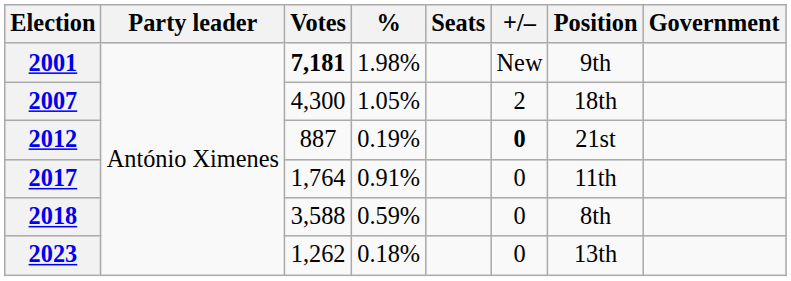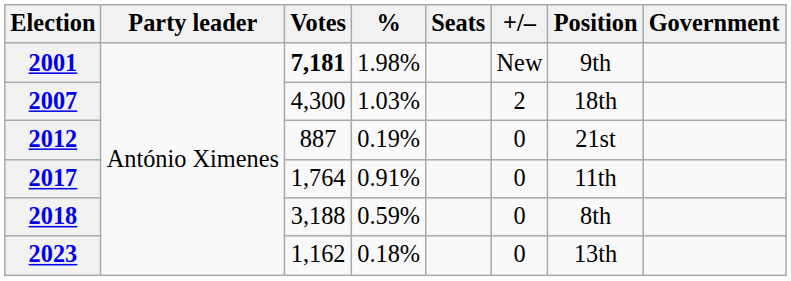(389, 100) 1.05% -> (389, 100) 1.03%
(519, 139) bold -> (519, 139) normal
(318, 216) 3,588 -> (318, 216) 3,188
(318, 255) 1,262 -> (318, 255) 1,162
